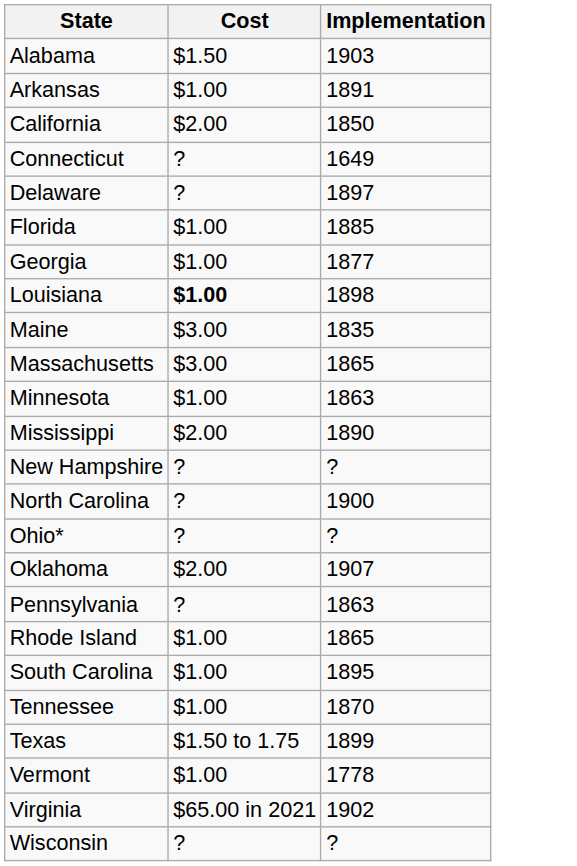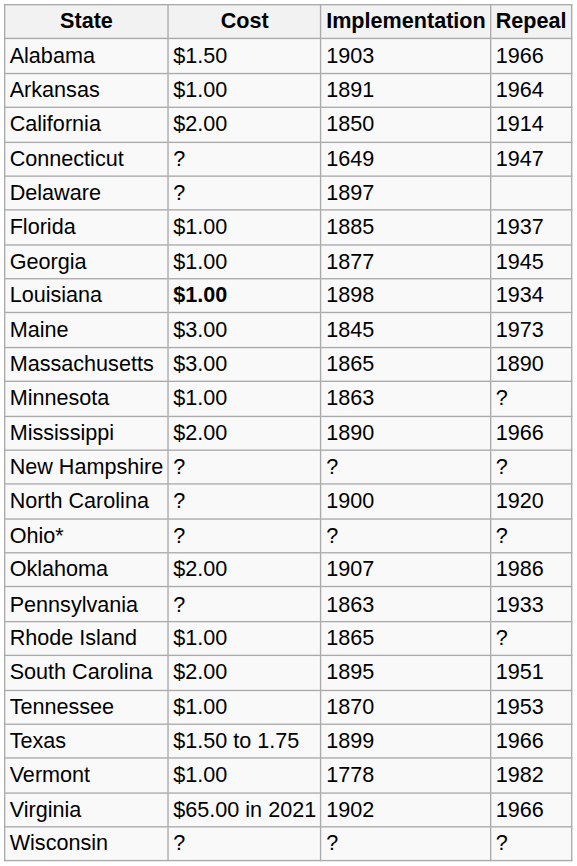+ column: (531, 21)
(350, 329) 1835 -> (350, 329) 1845
(200, 672) $1.00 -> (200, 672) $2.00
